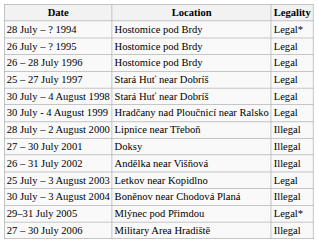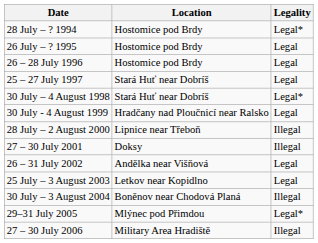(286, 96) Legal -> (288, 96) Legal*
(287, 163) Illegal -> (286, 163) Legal
